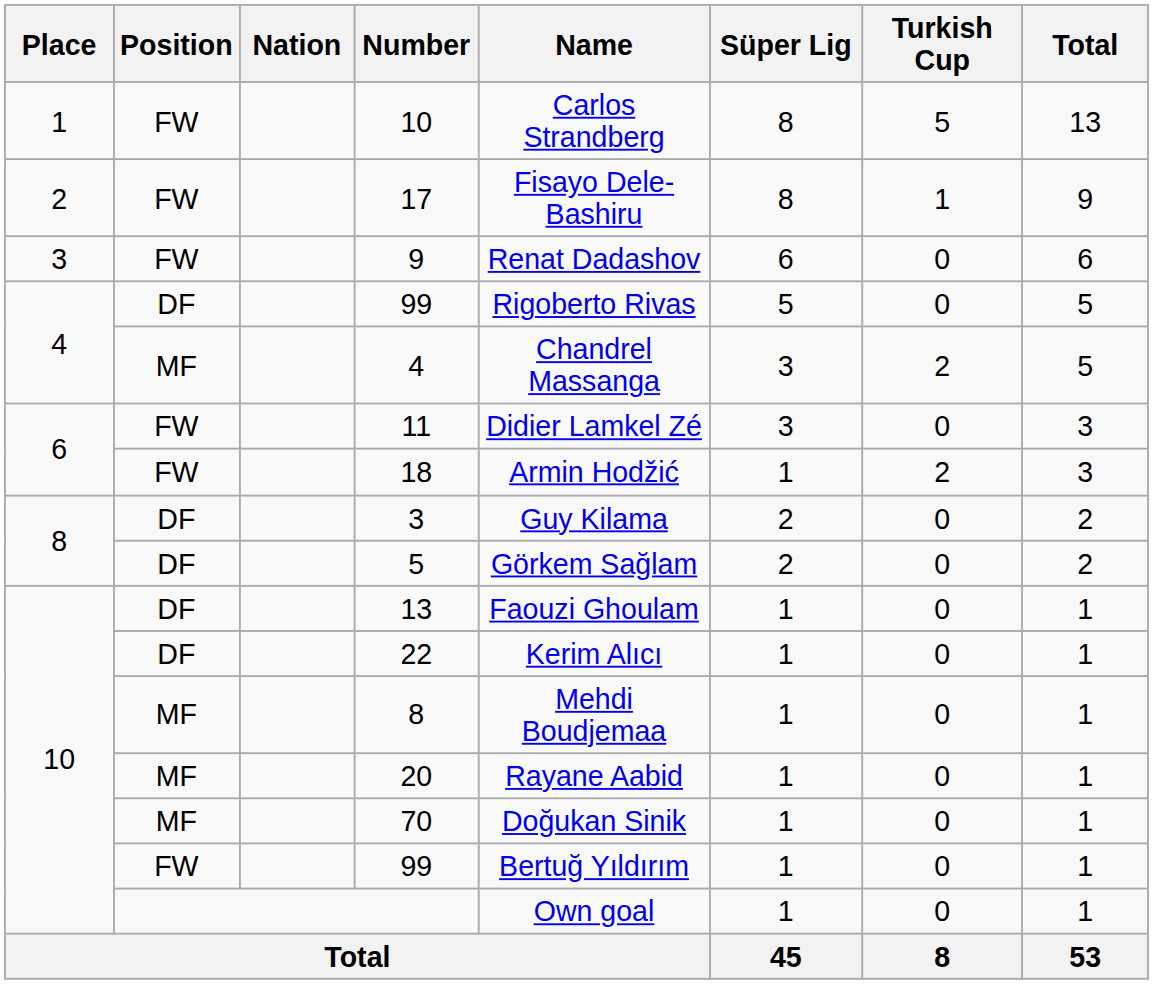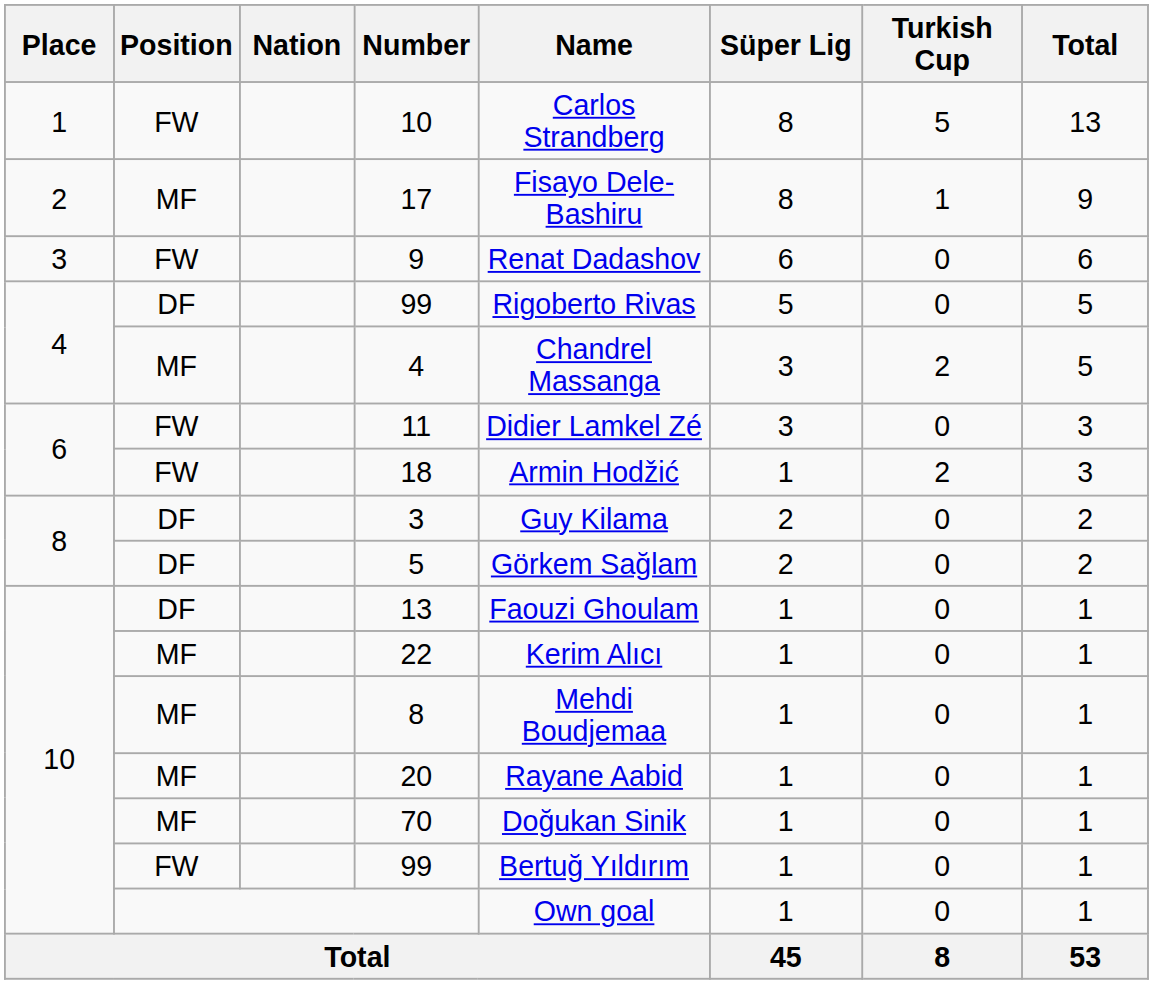(176, 198) FW -> (176, 198) MF
(176, 653) DF -> (176, 653) MF
